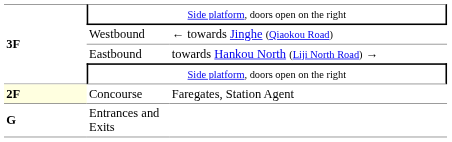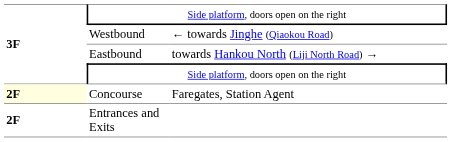(11, 120) G -> (13, 120) 2F
